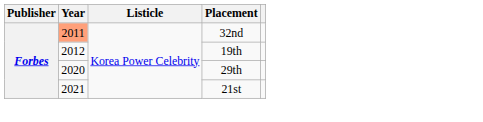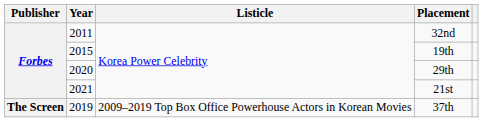(73, 32) lightsalmon background -> (81, 32) no background
(73, 51) 2012 -> (81, 51) 2015
+ row: (443, 107)
